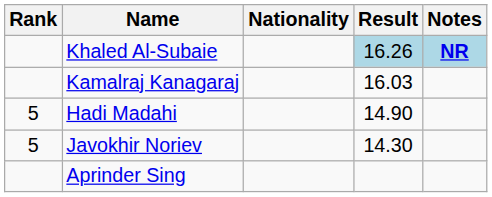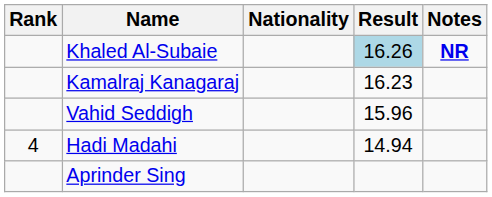(455, 51) lightblue background -> (455, 51) no background
(388, 82) 16.03 -> (388, 82) 16.23
+ row: (130, 113)
(33, 113) 5 -> (33, 144) 4
(388, 113) 14.90 -> (388, 144) 14.94
- row: (134, 144)
